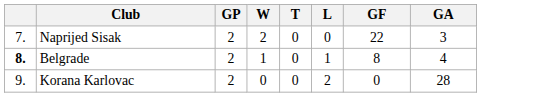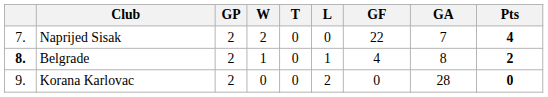+ column: (510, 15)
(443, 37) 3 -> (443, 37) 7
(377, 59) 8 -> (377, 59) 4
(443, 59) 4 -> (443, 59) 8
